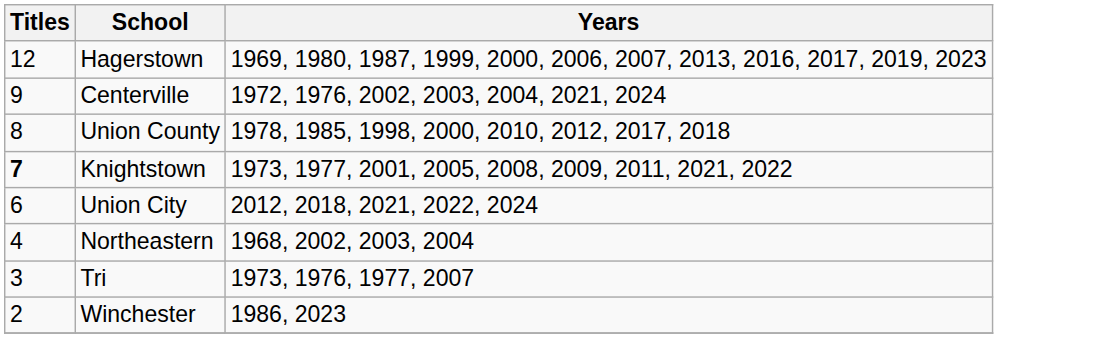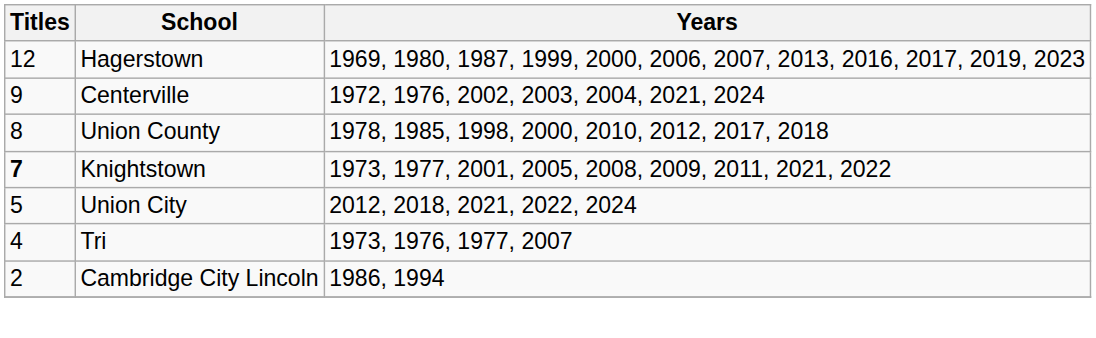(16, 205) 6 -> (16, 205) 5
- row: (147, 242)
(16, 278) 3 -> (16, 242) 4
+ row: (200, 278)
- row: (138, 315)
